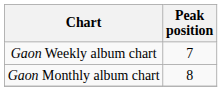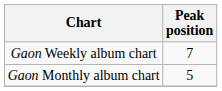(190, 75) 8 -> (190, 75) 5
